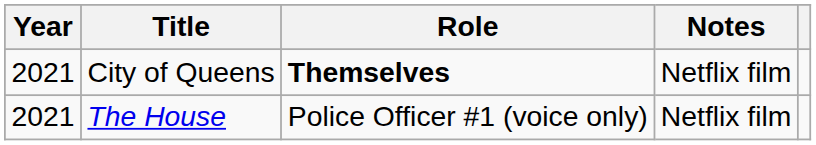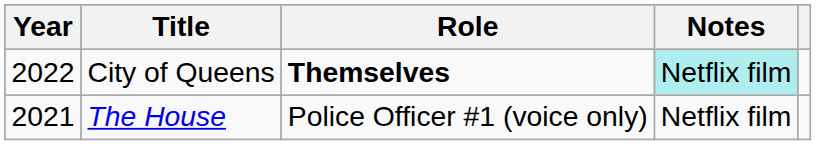(43, 71) 2021 -> (43, 71) 2022
(726, 71) no background -> (726, 71) paleturquoise background
